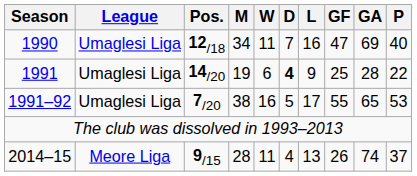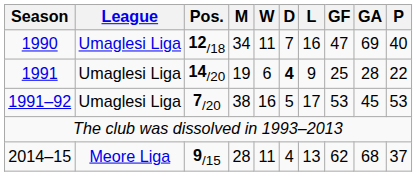(339, 102) 55 -> (339, 102) 53
(370, 102) 65 -> (370, 102) 45
(339, 156) 26 -> (339, 156) 62
(370, 156) 74 -> (370, 156) 68
